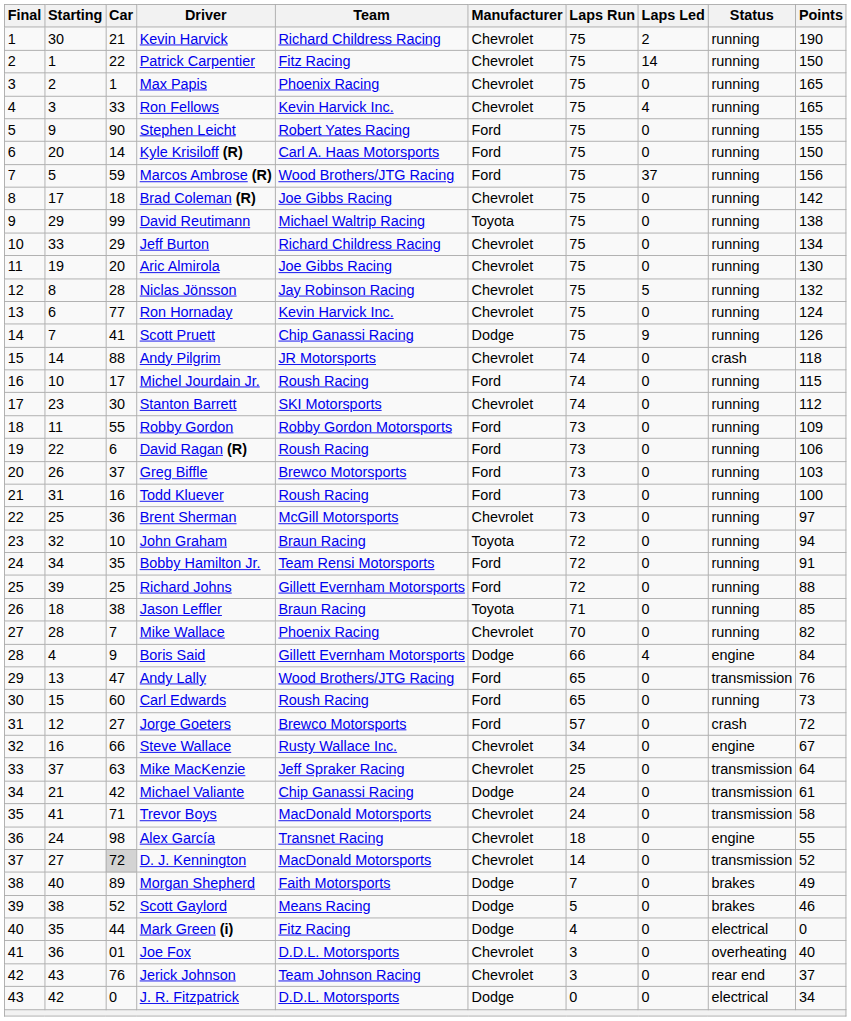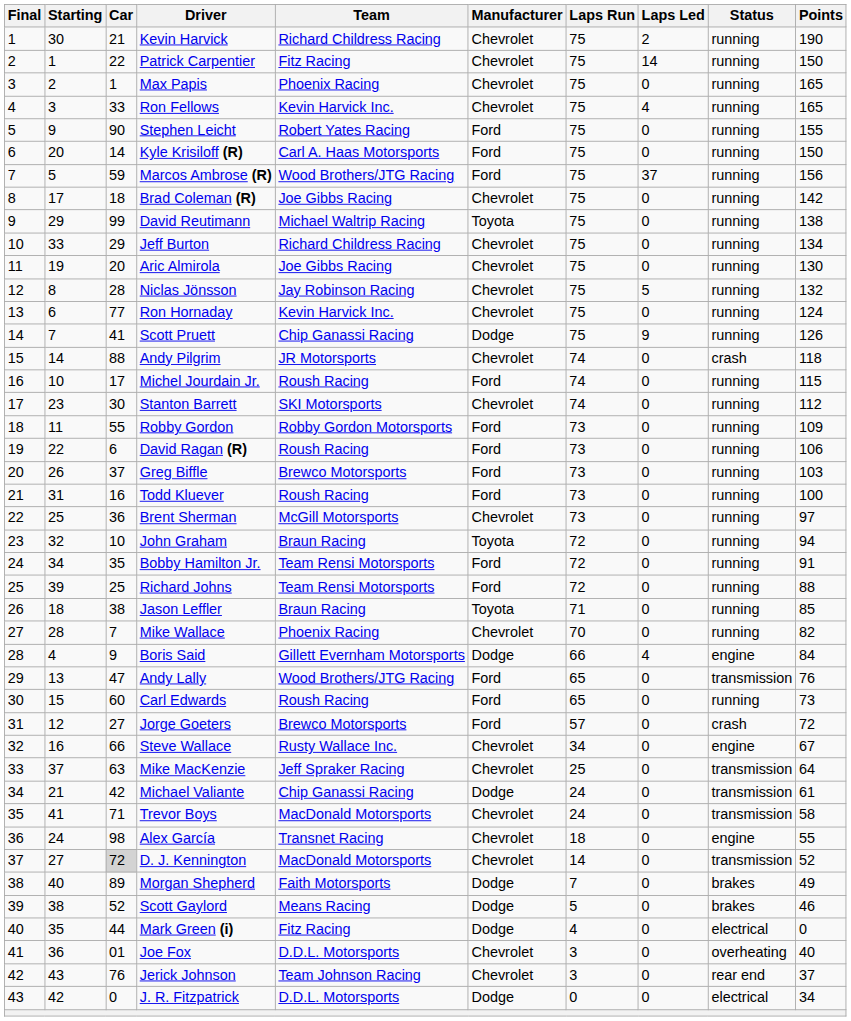(372, 586) Gillett Evernham Motorsports -> (356, 586) Team Rensi Motorsports
